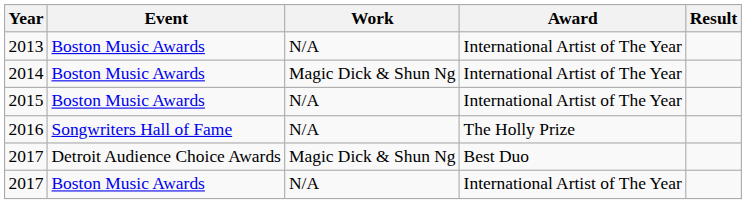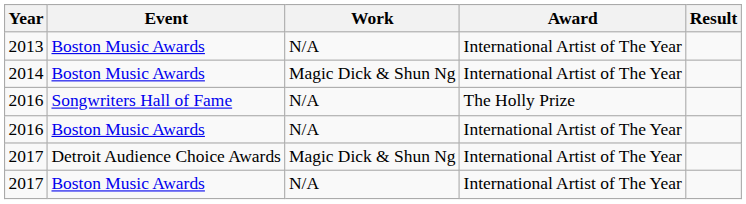- row: (26, 101)
+ row: (26, 128)
(496, 156) Best Duo -> (573, 156) International Artist of The Year
